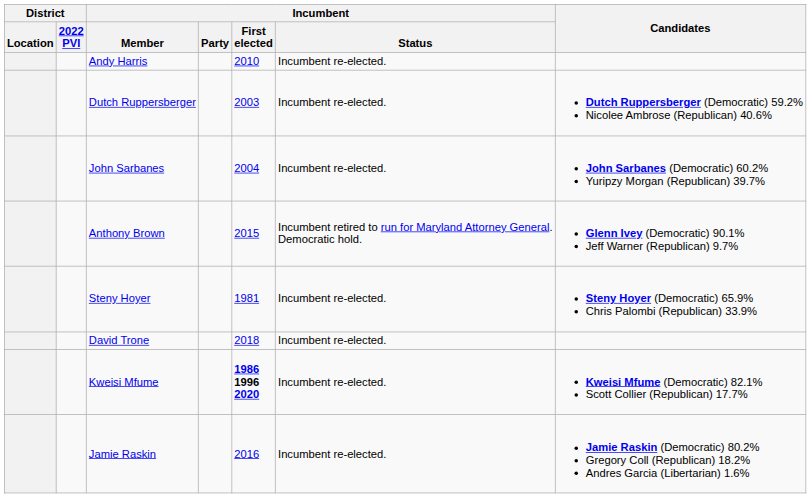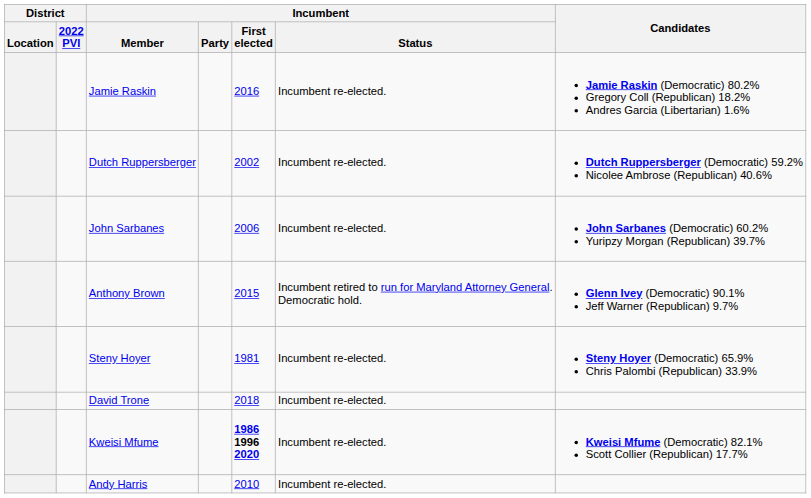rows swapped: (118, 61) <-> (122, 453)
(247, 103) 2003 -> (247, 163) 2002
(247, 168) 2004 -> (247, 228) 2006
